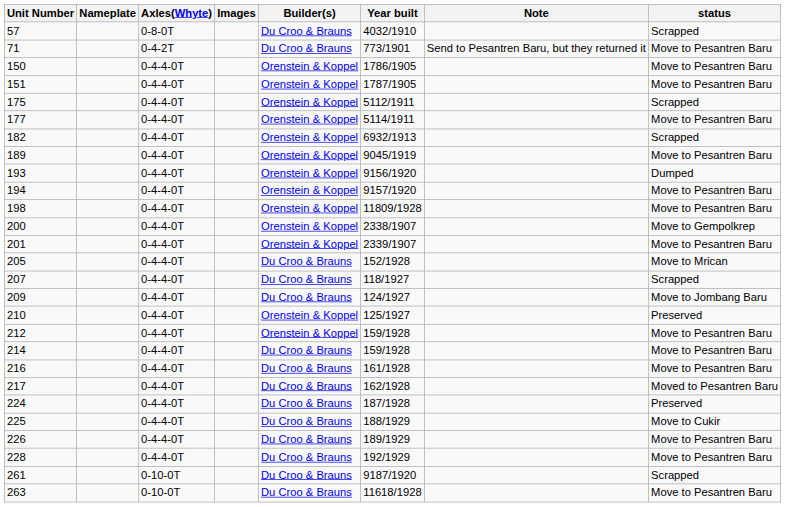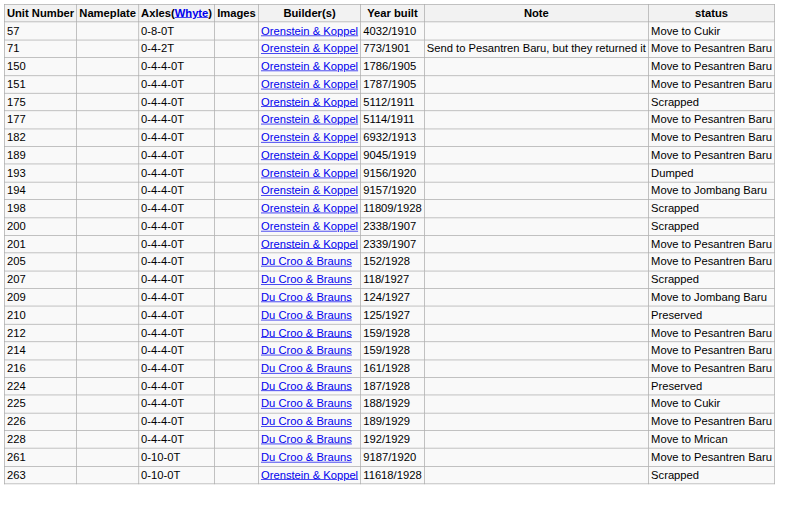(306, 31) Du Croo & Brauns -> (310, 31) Orenstein & Koppel
(675, 31) Scrapped -> (686, 31) Move to Cukir
(306, 48) Du Croo & Brauns -> (310, 48) Orenstein & Koppel
(675, 137) Scrapped -> (711, 137) Move to Pesantren Baru
(711, 191) Move to Pesantren Baru -> (709, 191) Move to Jombang Baru
(711, 208) Move to Pesantren Baru -> (675, 208) Scrapped
(703, 226) Move to Gempolkrep -> (675, 226) Scrapped
(689, 262) Move to Mrican -> (711, 262) Move to Pesantren Baru
(310, 315) Orenstein & Koppel -> (306, 315) Du Croo & Brauns
(310, 333) Orenstein & Koppel -> (306, 333) Du Croo & Brauns
- row: (16, 386)
(711, 457) Move to Pesantren Baru -> (689, 439) Move to Mrican
(675, 475) Scrapped -> (711, 457) Move to Pesantren Baru
(306, 492) Du Croo & Brauns -> (310, 475) Orenstein & Koppel
(711, 492) Move to Pesantren Baru -> (675, 475) Scrapped
